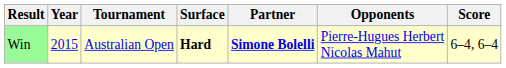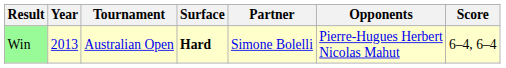(64, 44) 2015 -> (64, 44) 2013
(273, 44) bold -> (272, 44) normal
